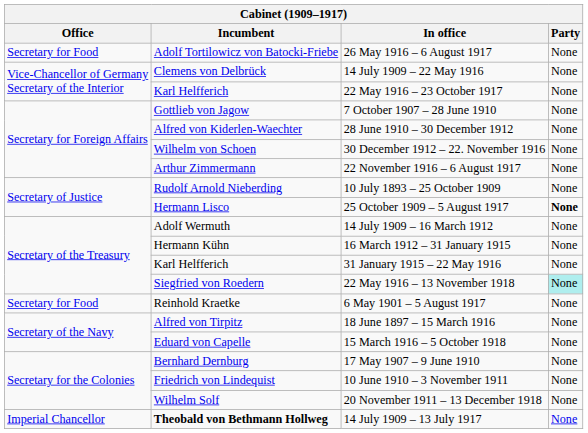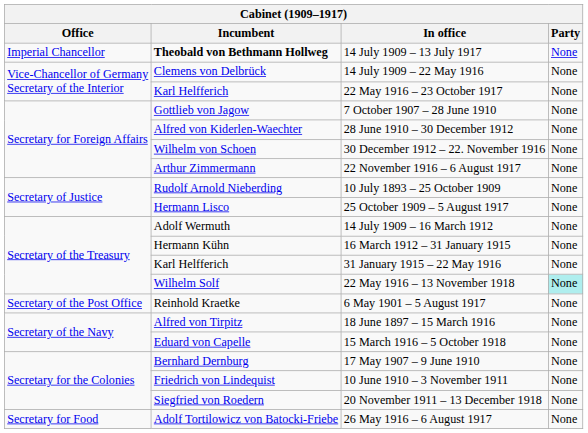rows swapped: (413, 419) <-> (418, 52)
(565, 206) bold -> (564, 206) normal
(209, 284) Siegfried von Roedern -> (187, 284) Wilhelm Solf
(53, 303) Secretary for Food -> (75, 303) Secretary of the Post Office
(187, 399) Wilhelm Solf -> (209, 399) Siegfried von Roedern
